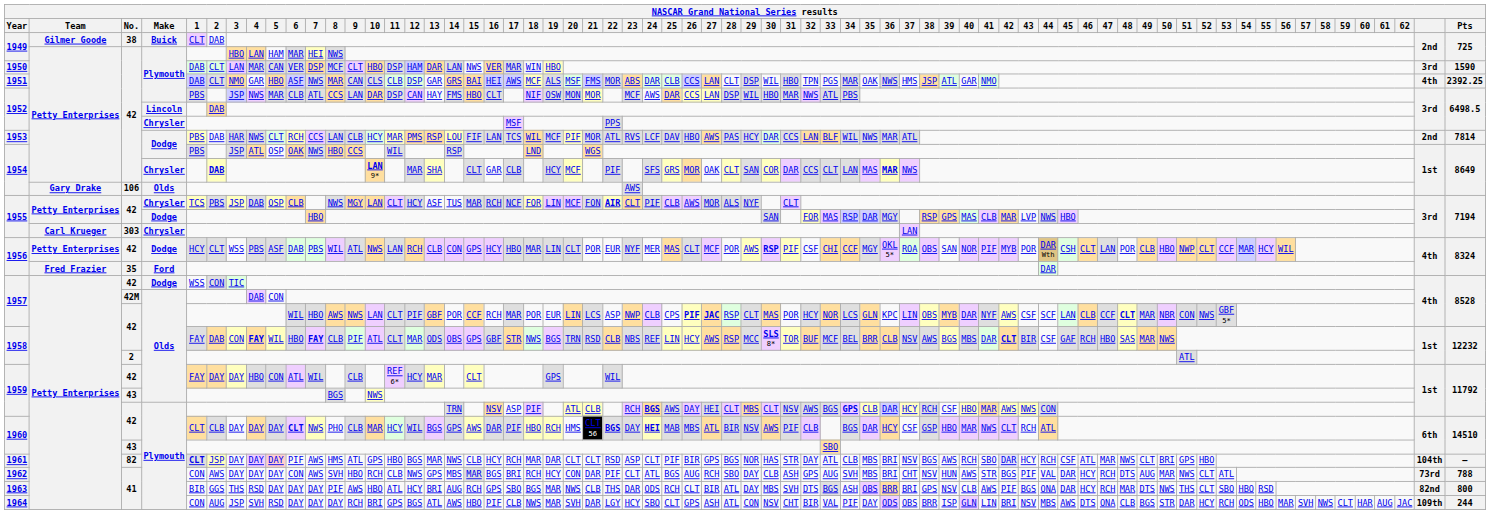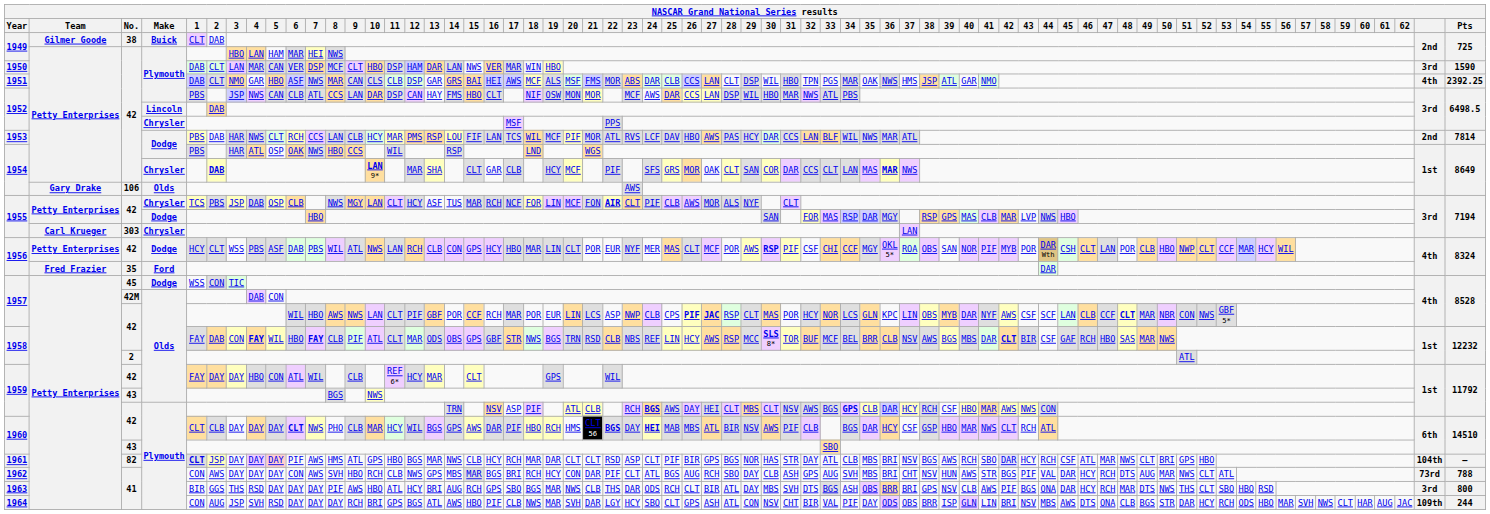(276, 95) MAR -> (276, 95) CAN
(236, 151) JSP -> (236, 151) HAR
(131, 282) 42 -> (131, 282) 45
(1430, 488) 82nd -> (1430, 488) 3rd
